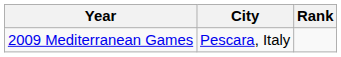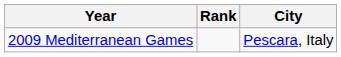columns swapped: (245, 16) <-> (315, 16)
